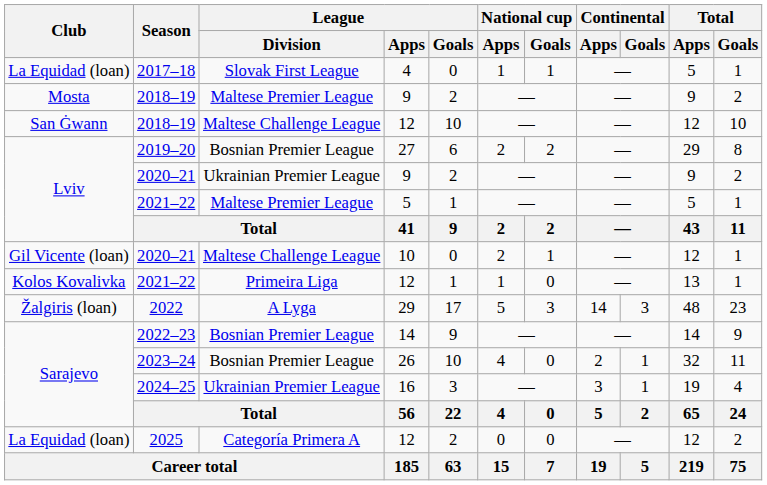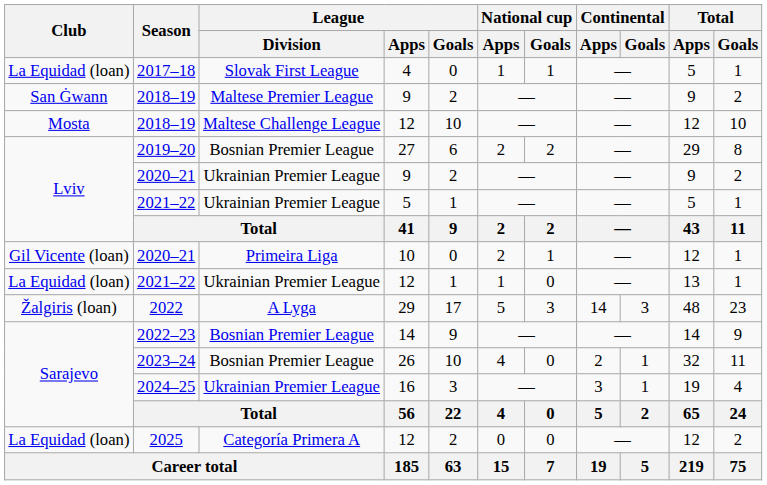(69, 96) Mosta -> (69, 96) San Ġwann
(69, 123) San Ġwann -> (69, 123) Mosta
(292, 202) Maltese Premier League -> (292, 202) Ukrainian Premier League
(292, 255) Maltese Challenge League -> (292, 255) Primeira Liga
(69, 281) Kolos Kovalivka -> (69, 281) La Equidad (loan)
(292, 281) Primeira Liga -> (292, 281) Ukrainian Premier League
